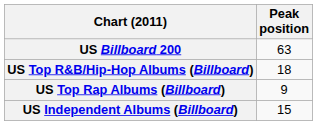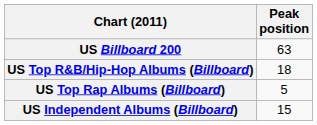(284, 89) 9 -> (284, 89) 5
